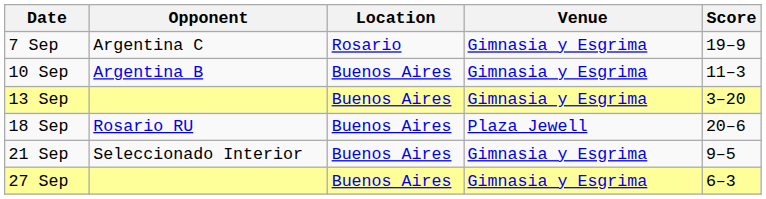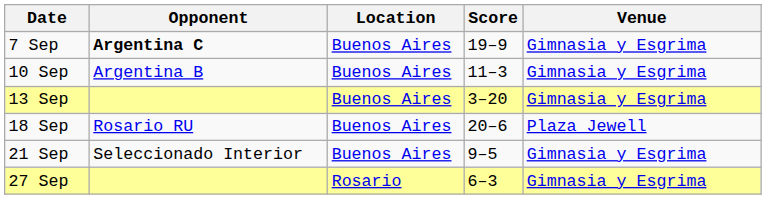columns swapped: (583, 18) <-> (731, 18)
(148, 45) normal -> (148, 45) bold
(367, 45) Rosario -> (392, 45) Buenos Aires
(392, 181) Buenos Aires -> (367, 181) Rosario
